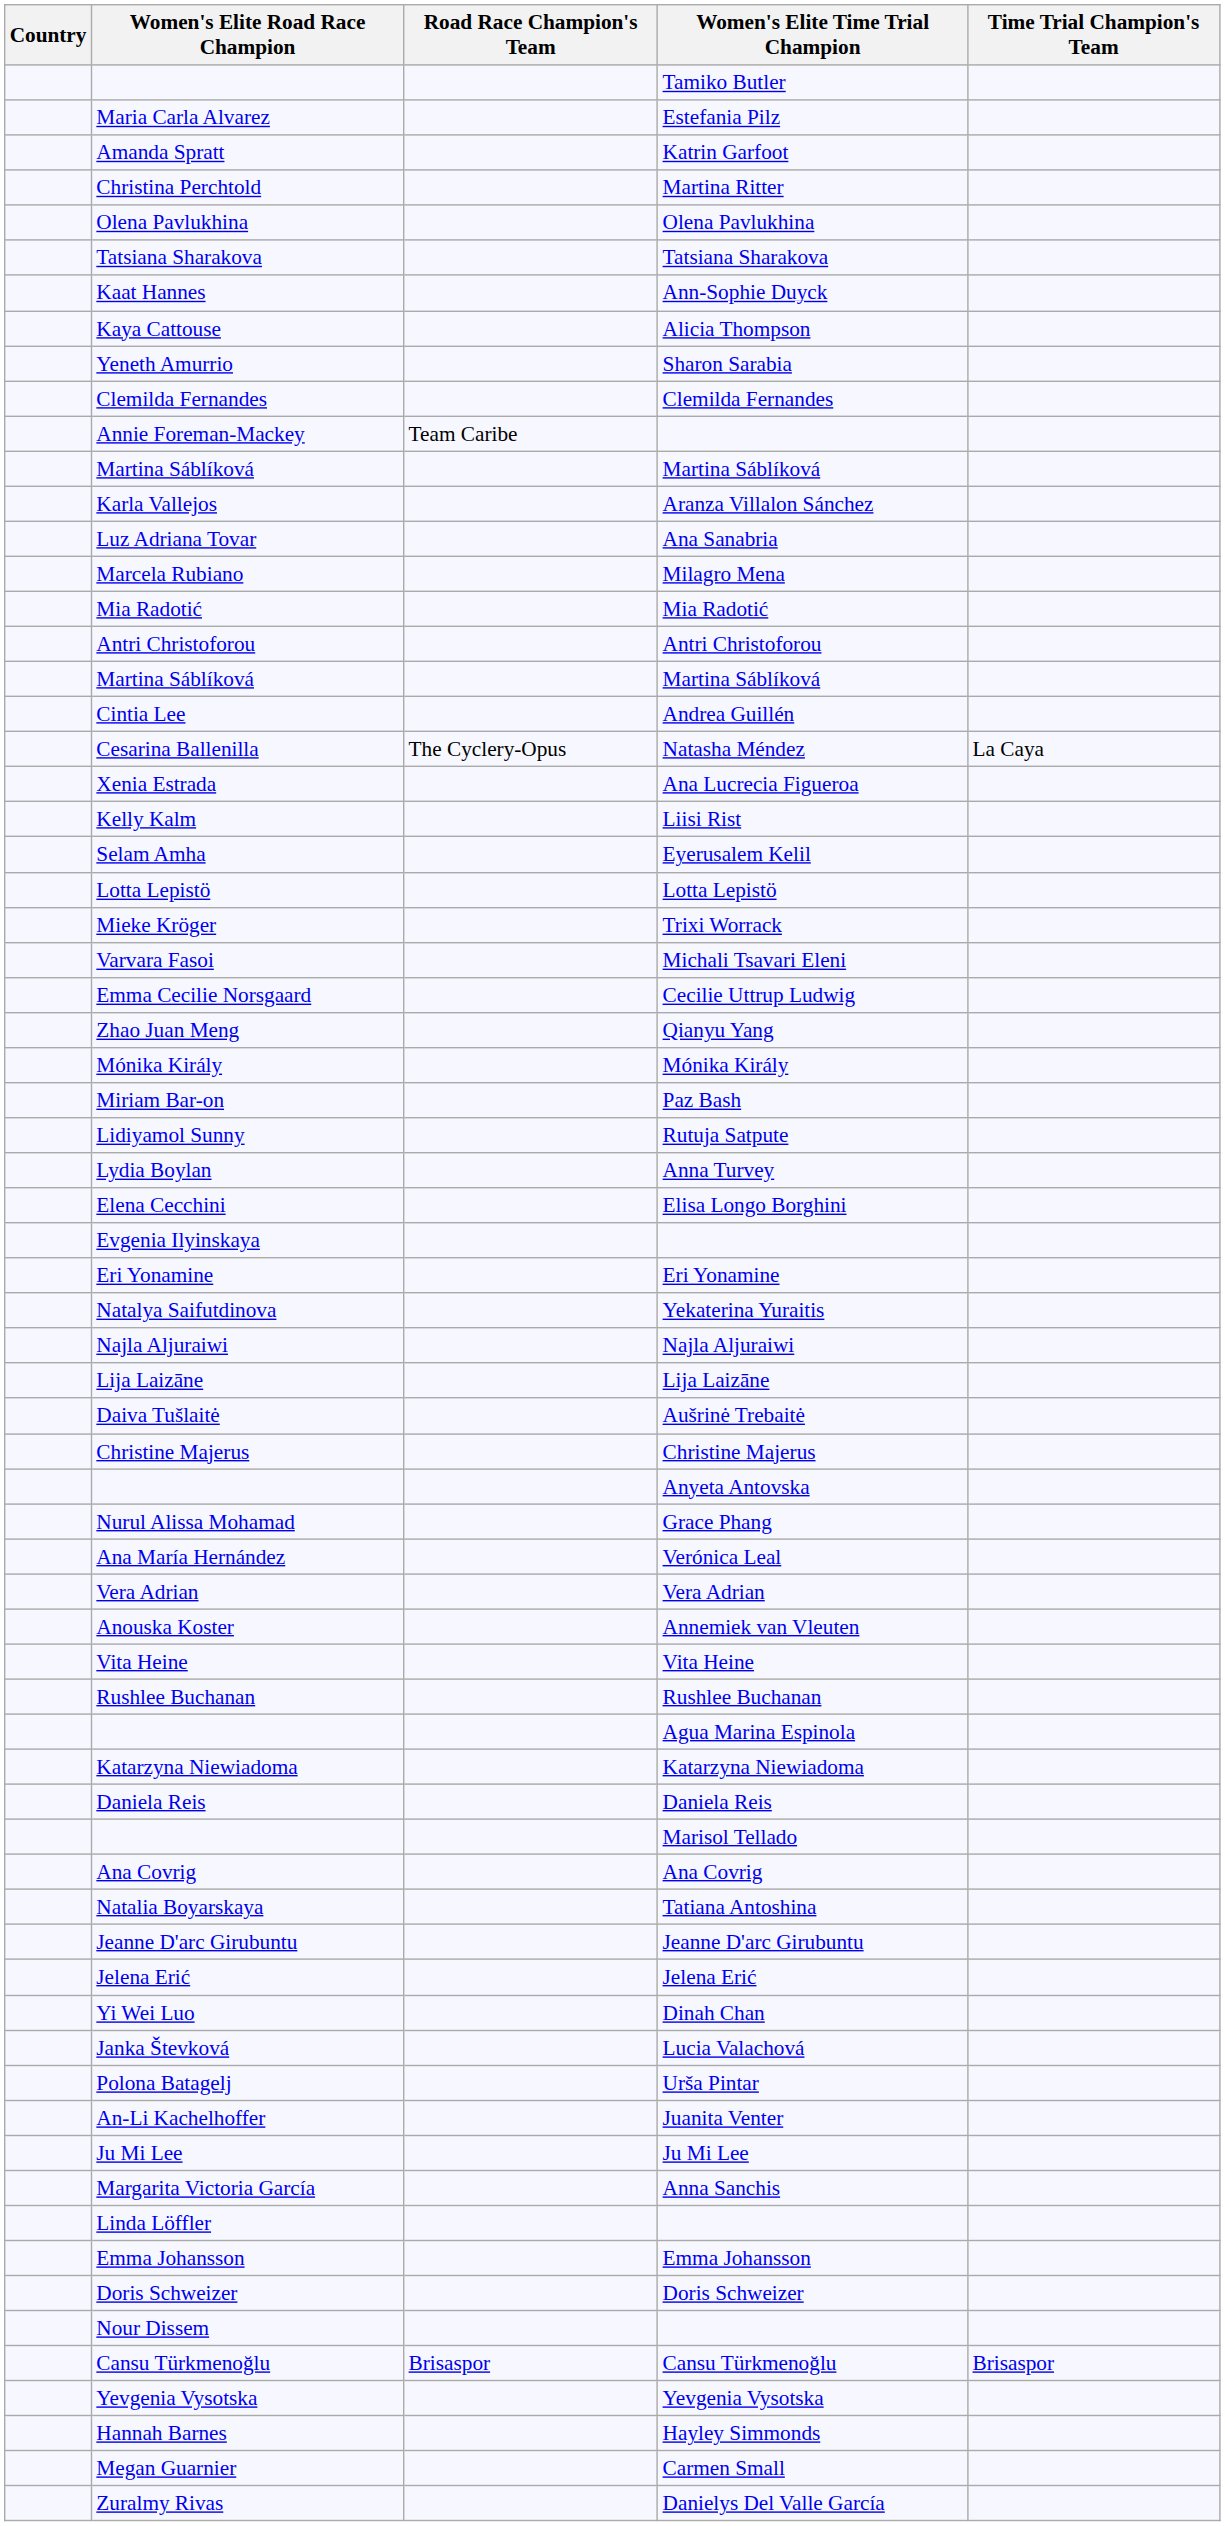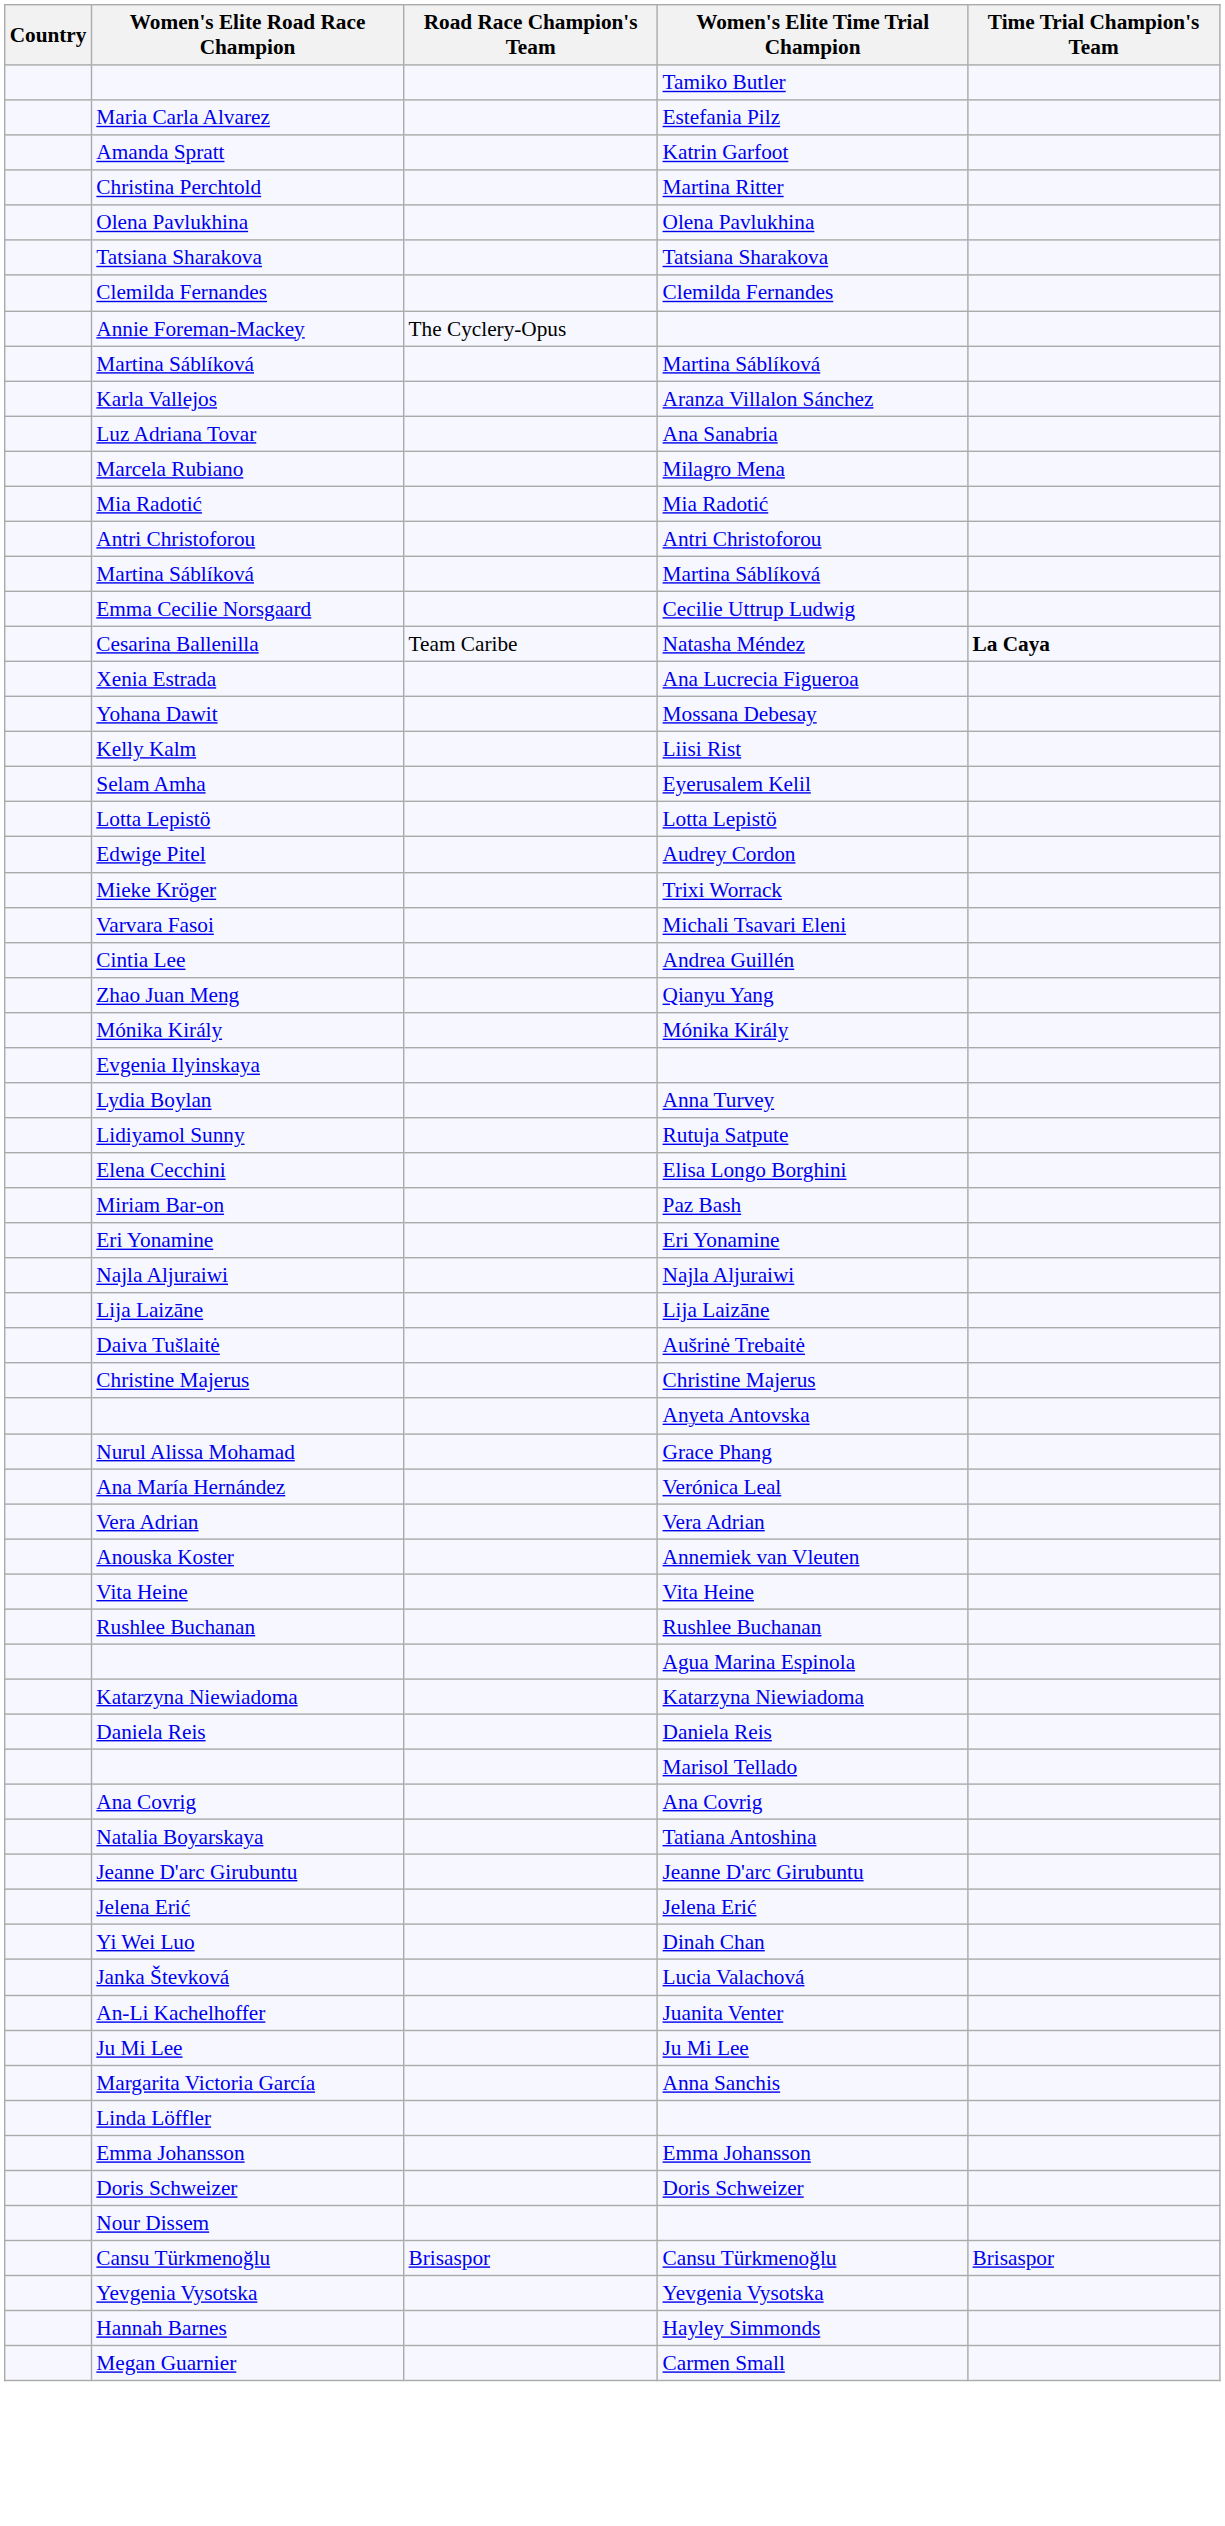- row: (151, 293)
- row: (159, 328)
- row: (165, 363)
(463, 433) Team Caribe -> (487, 328) The Cyclery-Opus
rows swapped: (204, 994) <-> (141, 714)
(487, 749) The Cyclery-Opus -> (463, 643) Team Caribe
(1008, 749) normal -> (1011, 643) bold
+ row: (157, 714)
+ row: (151, 854)
rows swapped: (178, 1240) <-> (160, 1100)
rows swapped: (170, 1135) <-> (154, 1170)
- row: (186, 1310)
- row: (164, 2082)
- row: (160, 2503)
